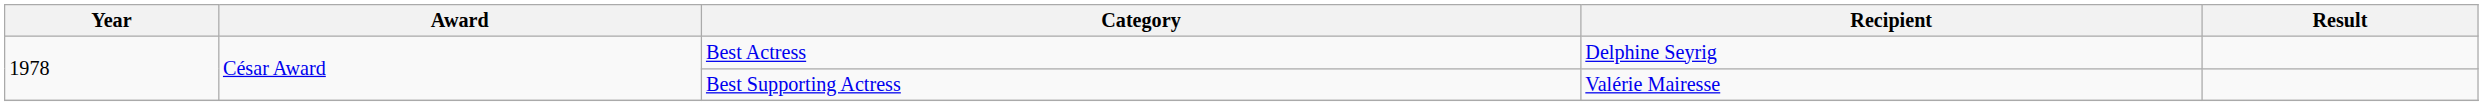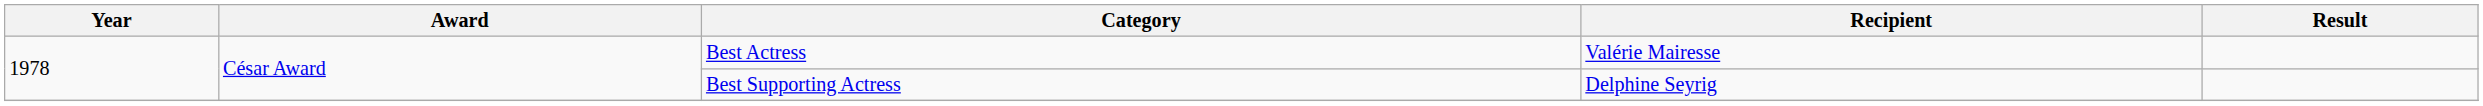(1651, 52) Delphine Seyrig -> (1653, 52) Valérie Mairesse
(1653, 84) Valérie Mairesse -> (1651, 84) Delphine Seyrig
